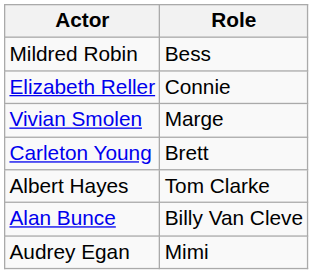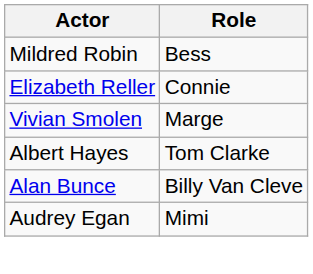- row: (81, 152)
